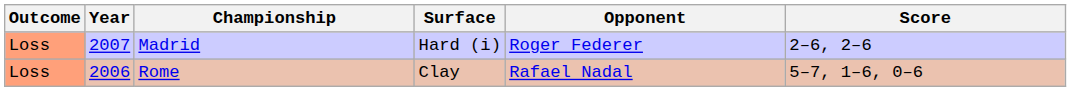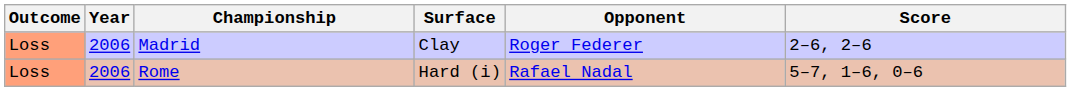(110, 45) 2007 -> (110, 45) 2006
(460, 45) Hard (i) -> (439, 45) Clay
(439, 72) Clay -> (460, 72) Hard (i)
